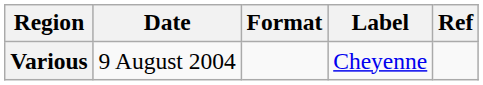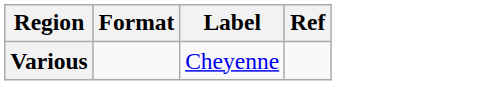- column: (167, 23)
